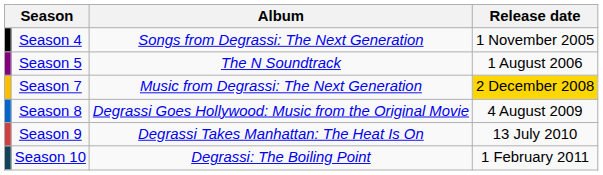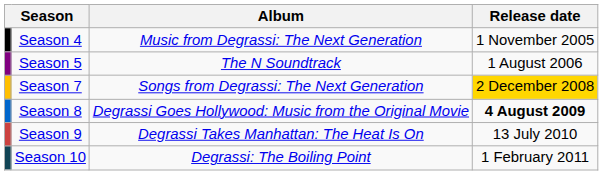(281, 39) Songs from Degrassi: The Next Generation -> (281, 39) Music from Degrassi: The Next Generation
(281, 87) Music from Degrassi: The Next Generation -> (281, 87) Songs from Degrassi: The Next Generation
(535, 110) normal -> (535, 110) bold
